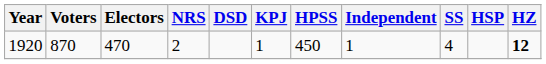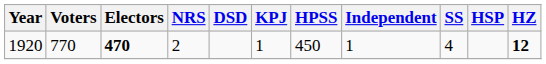(63, 44) 870 -> (63, 44) 770
(117, 44) normal -> (117, 44) bold
